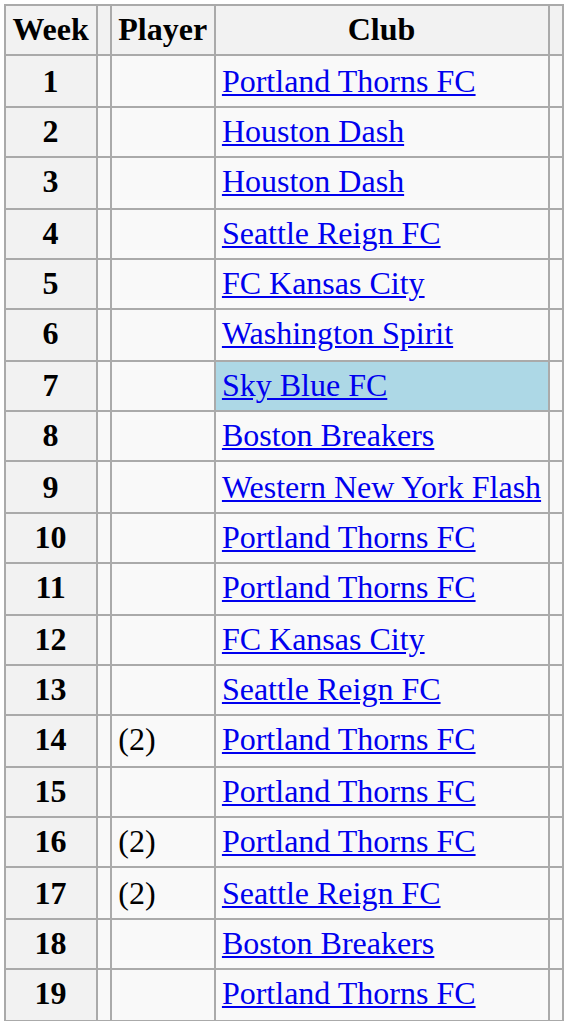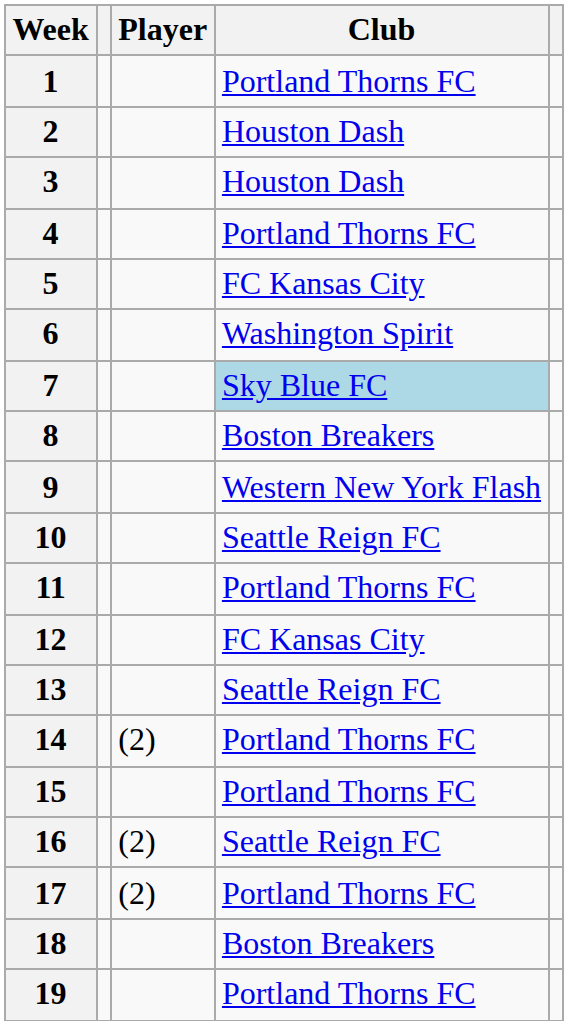(331, 232) Seattle Reign FC -> (349, 232) Portland Thorns FC
(349, 537) Portland Thorns FC -> (331, 537) Seattle Reign FC
(349, 841) Portland Thorns FC -> (331, 841) Seattle Reign FC
(331, 892) Seattle Reign FC -> (349, 892) Portland Thorns FC
